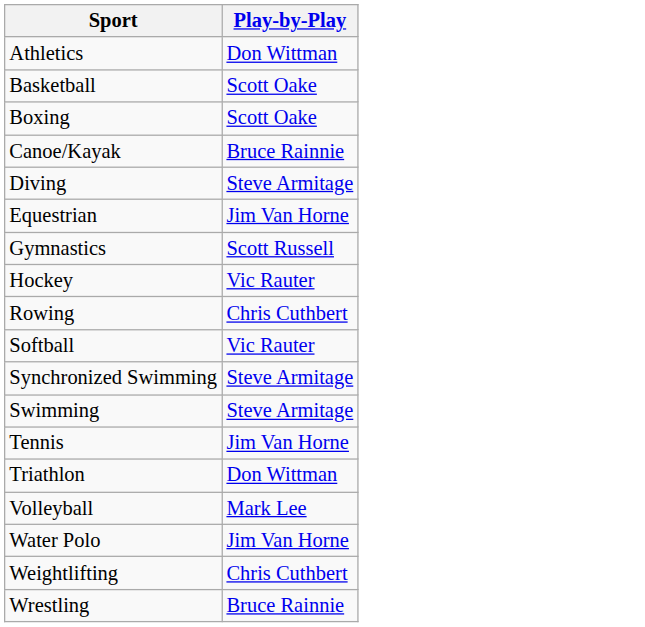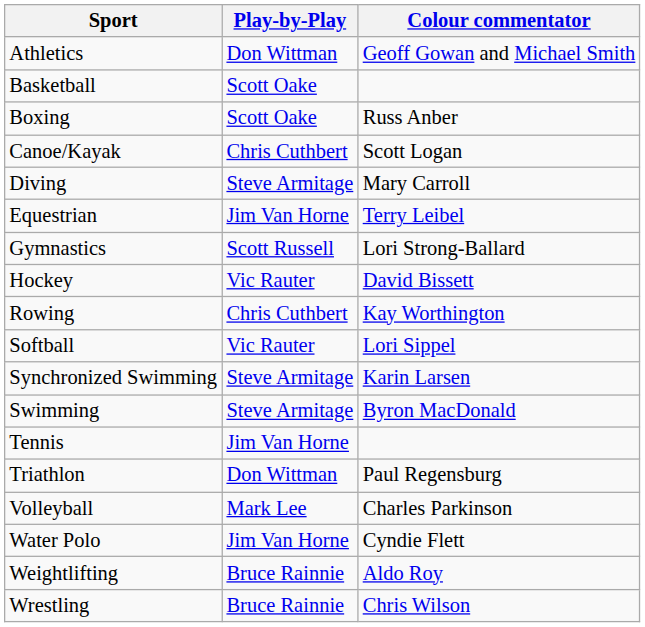+ column: (499, 20)
(285, 150) Bruce Rainnie -> (287, 150) Chris Cuthbert
(287, 572) Chris Cuthbert -> (285, 572) Bruce Rainnie
